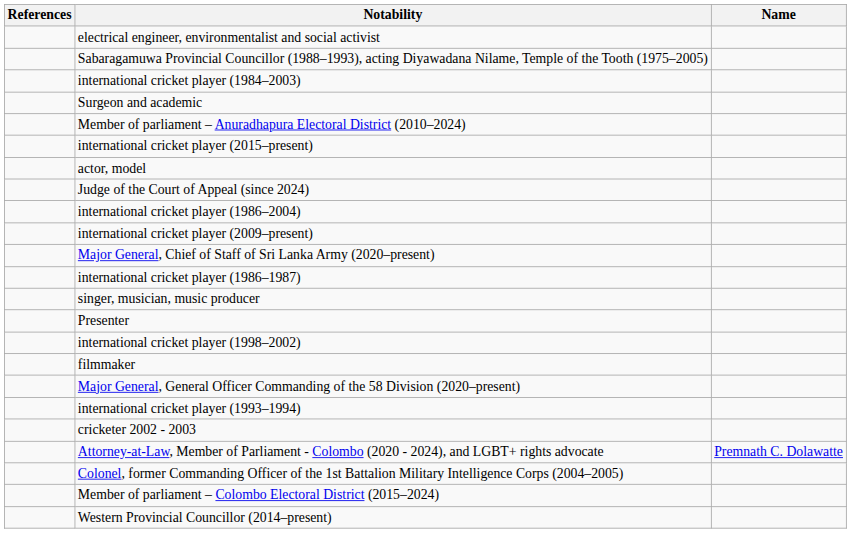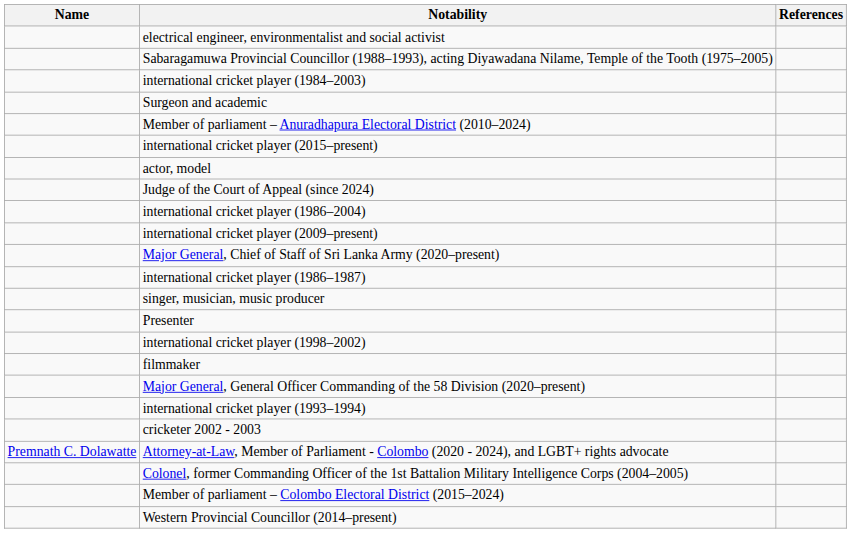columns swapped: (779, 15) <-> (40, 15)
